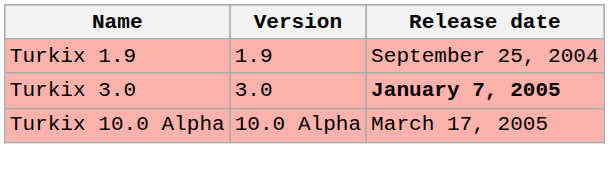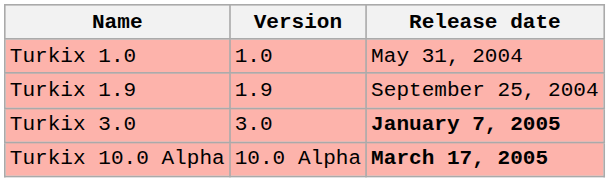+ row: (73, 56)
(460, 125) normal -> (460, 159) bold
